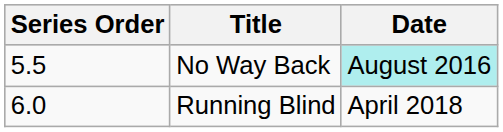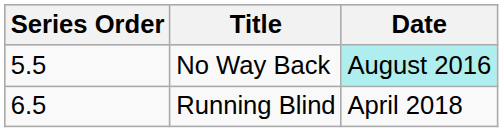(28, 106) 6.0 -> (28, 106) 6.5
